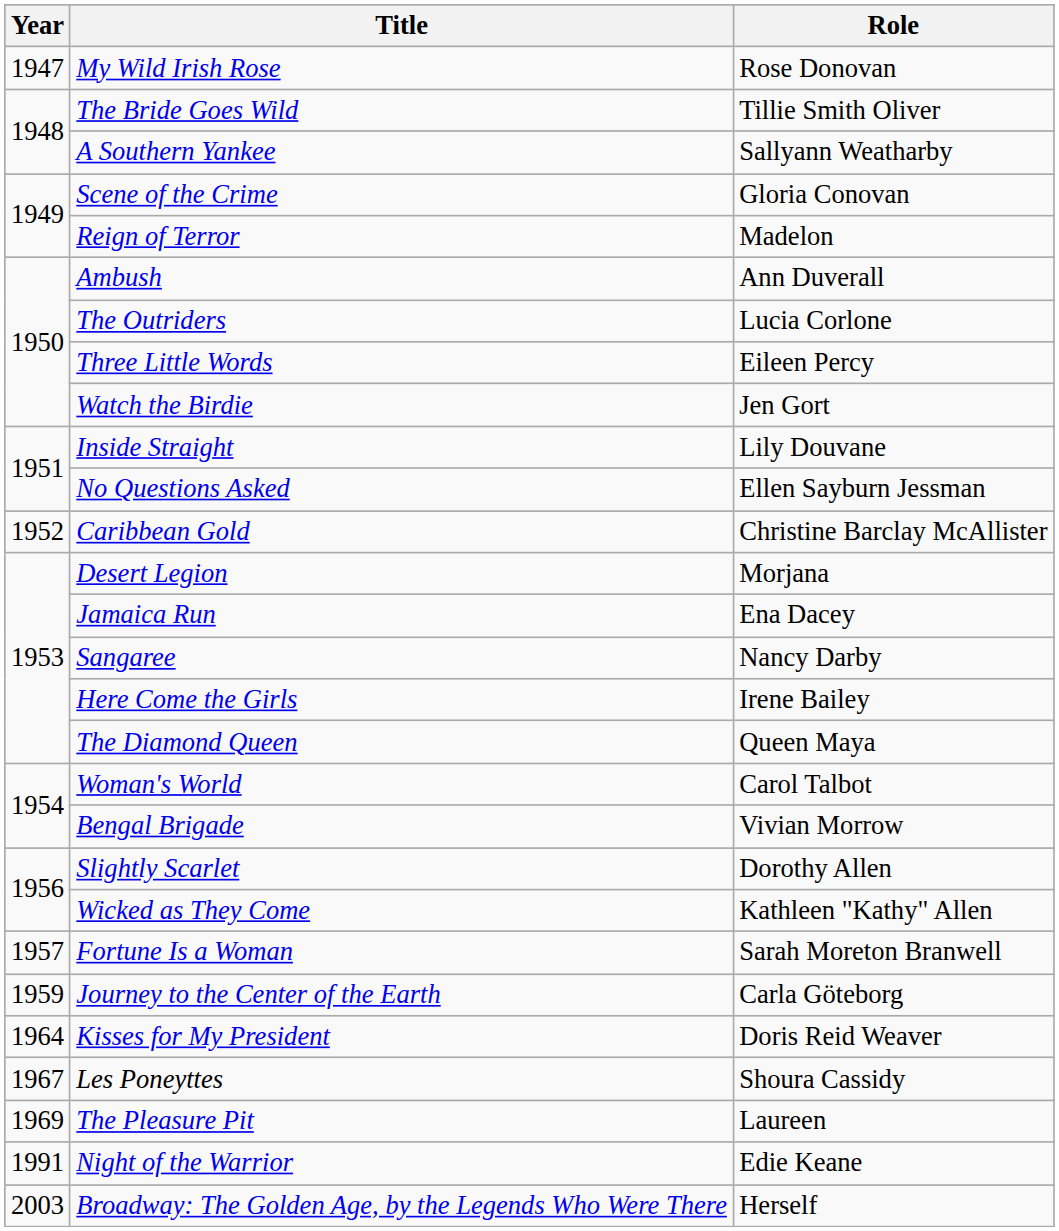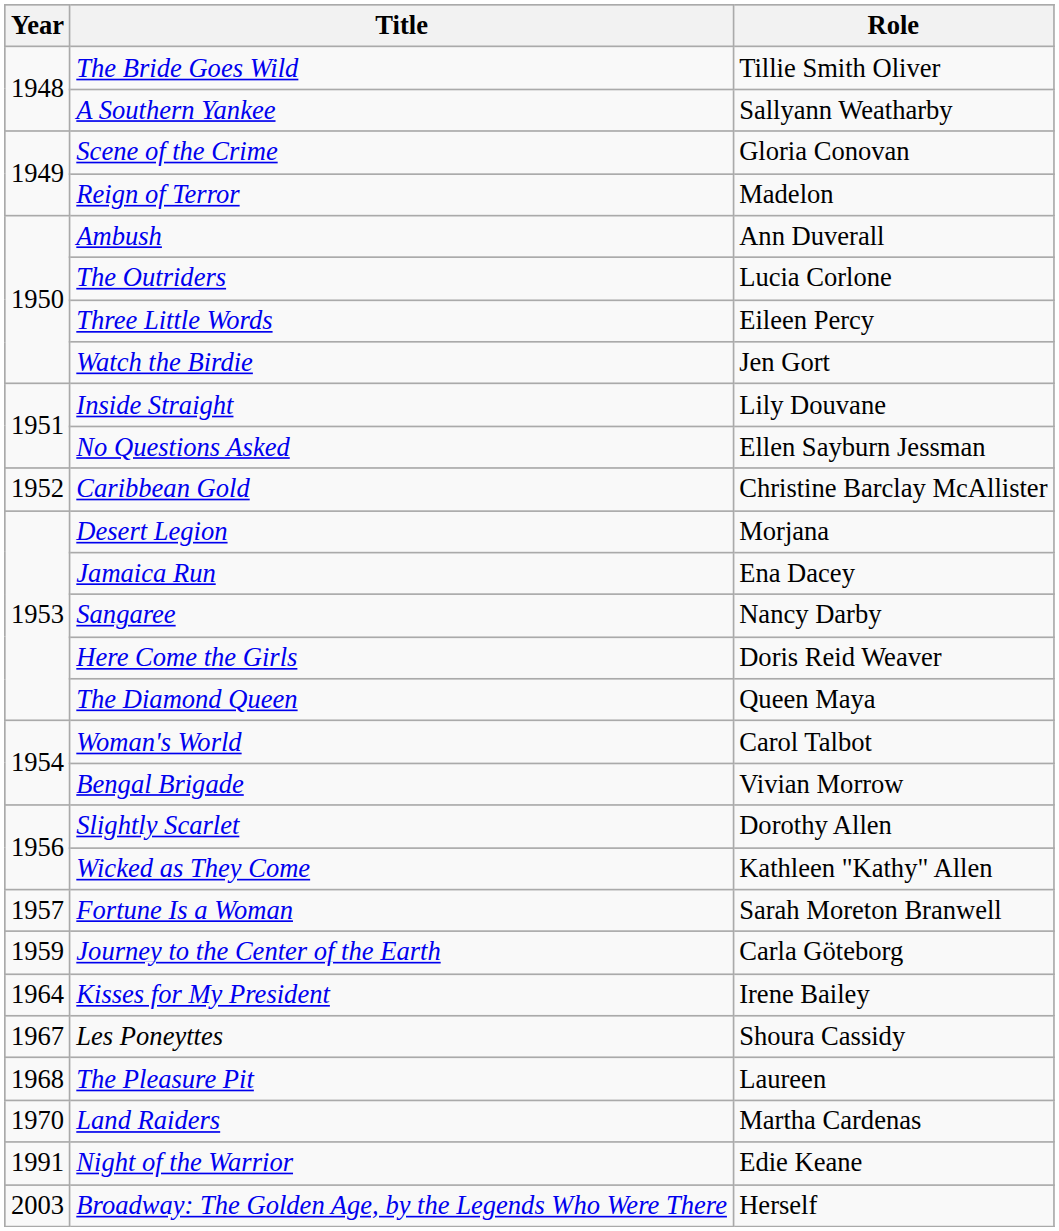- row: (178, 67)
(804, 699) Irene Bailey -> (840, 657) Doris Reid Weaver
(840, 1036) Doris Reid Weaver -> (804, 994) Irene Bailey
(38, 1120) 1969 -> (38, 1078) 1968
+ row: (148, 1120)
